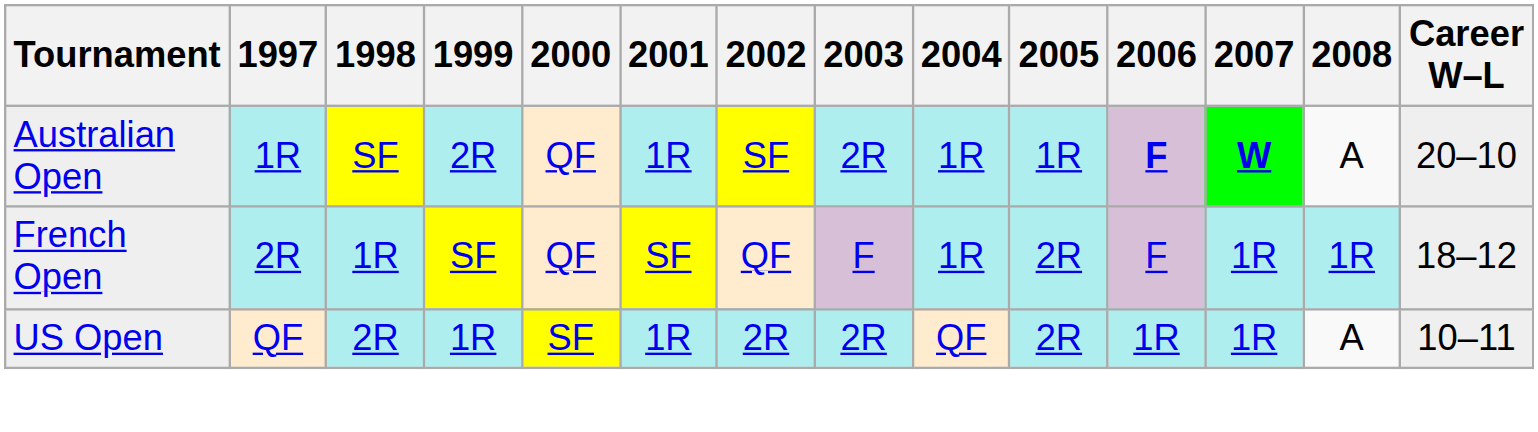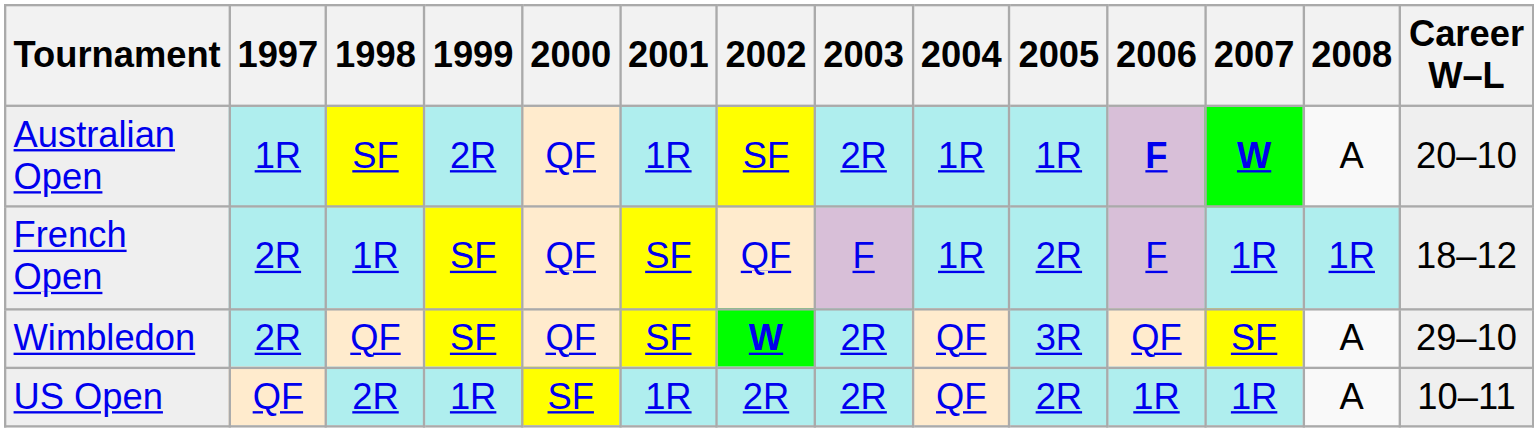+ row: (104, 336)
